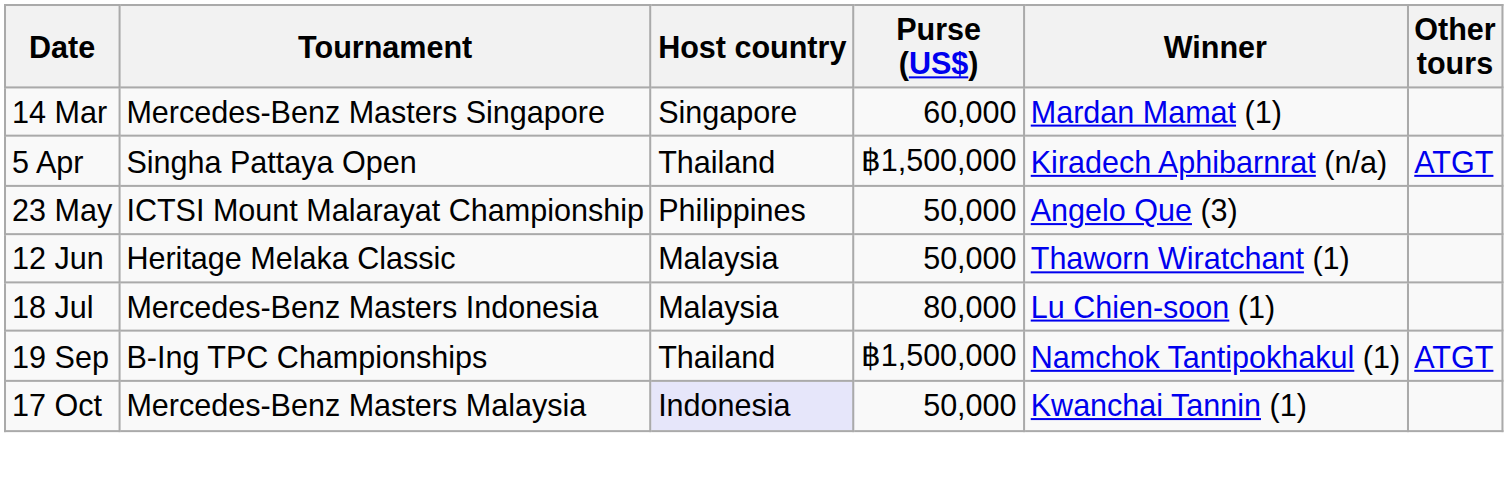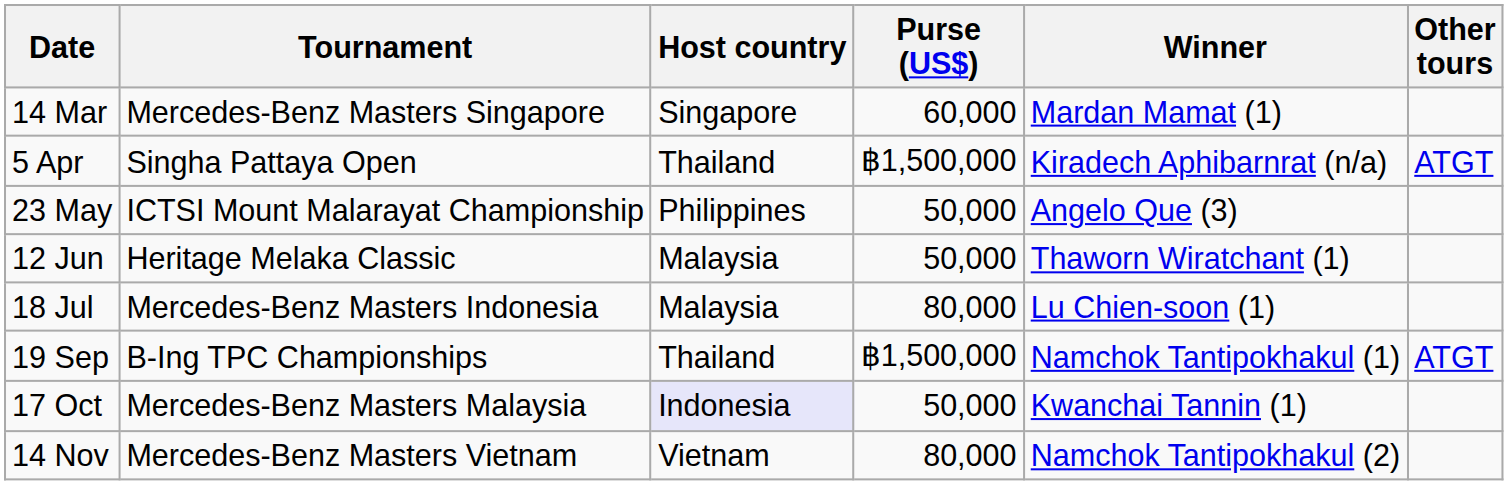+ row: (60, 454)
